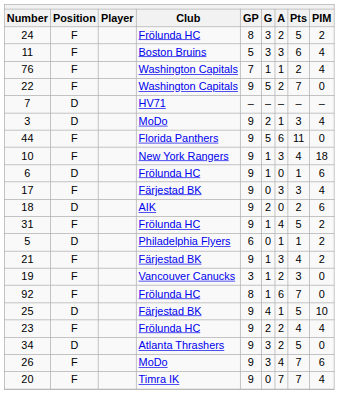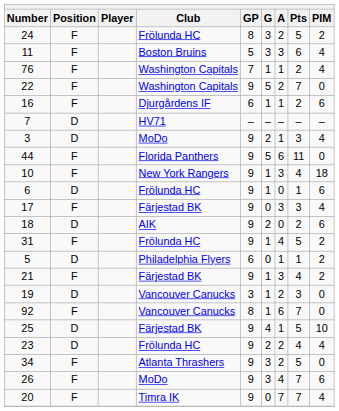+ row: (27, 104)
(74, 276) F -> (74, 294) D
(169, 294) Frölunda HC -> (187, 311) Vancouver Canucks
(74, 328) F -> (74, 345) D
(74, 345) D -> (74, 363) F
